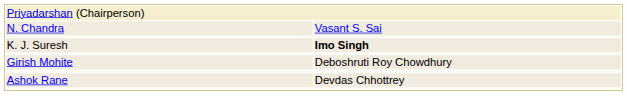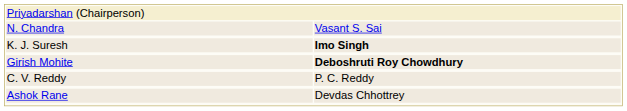(383, 62) normal -> (389, 62) bold
+ row: (36, 79)
